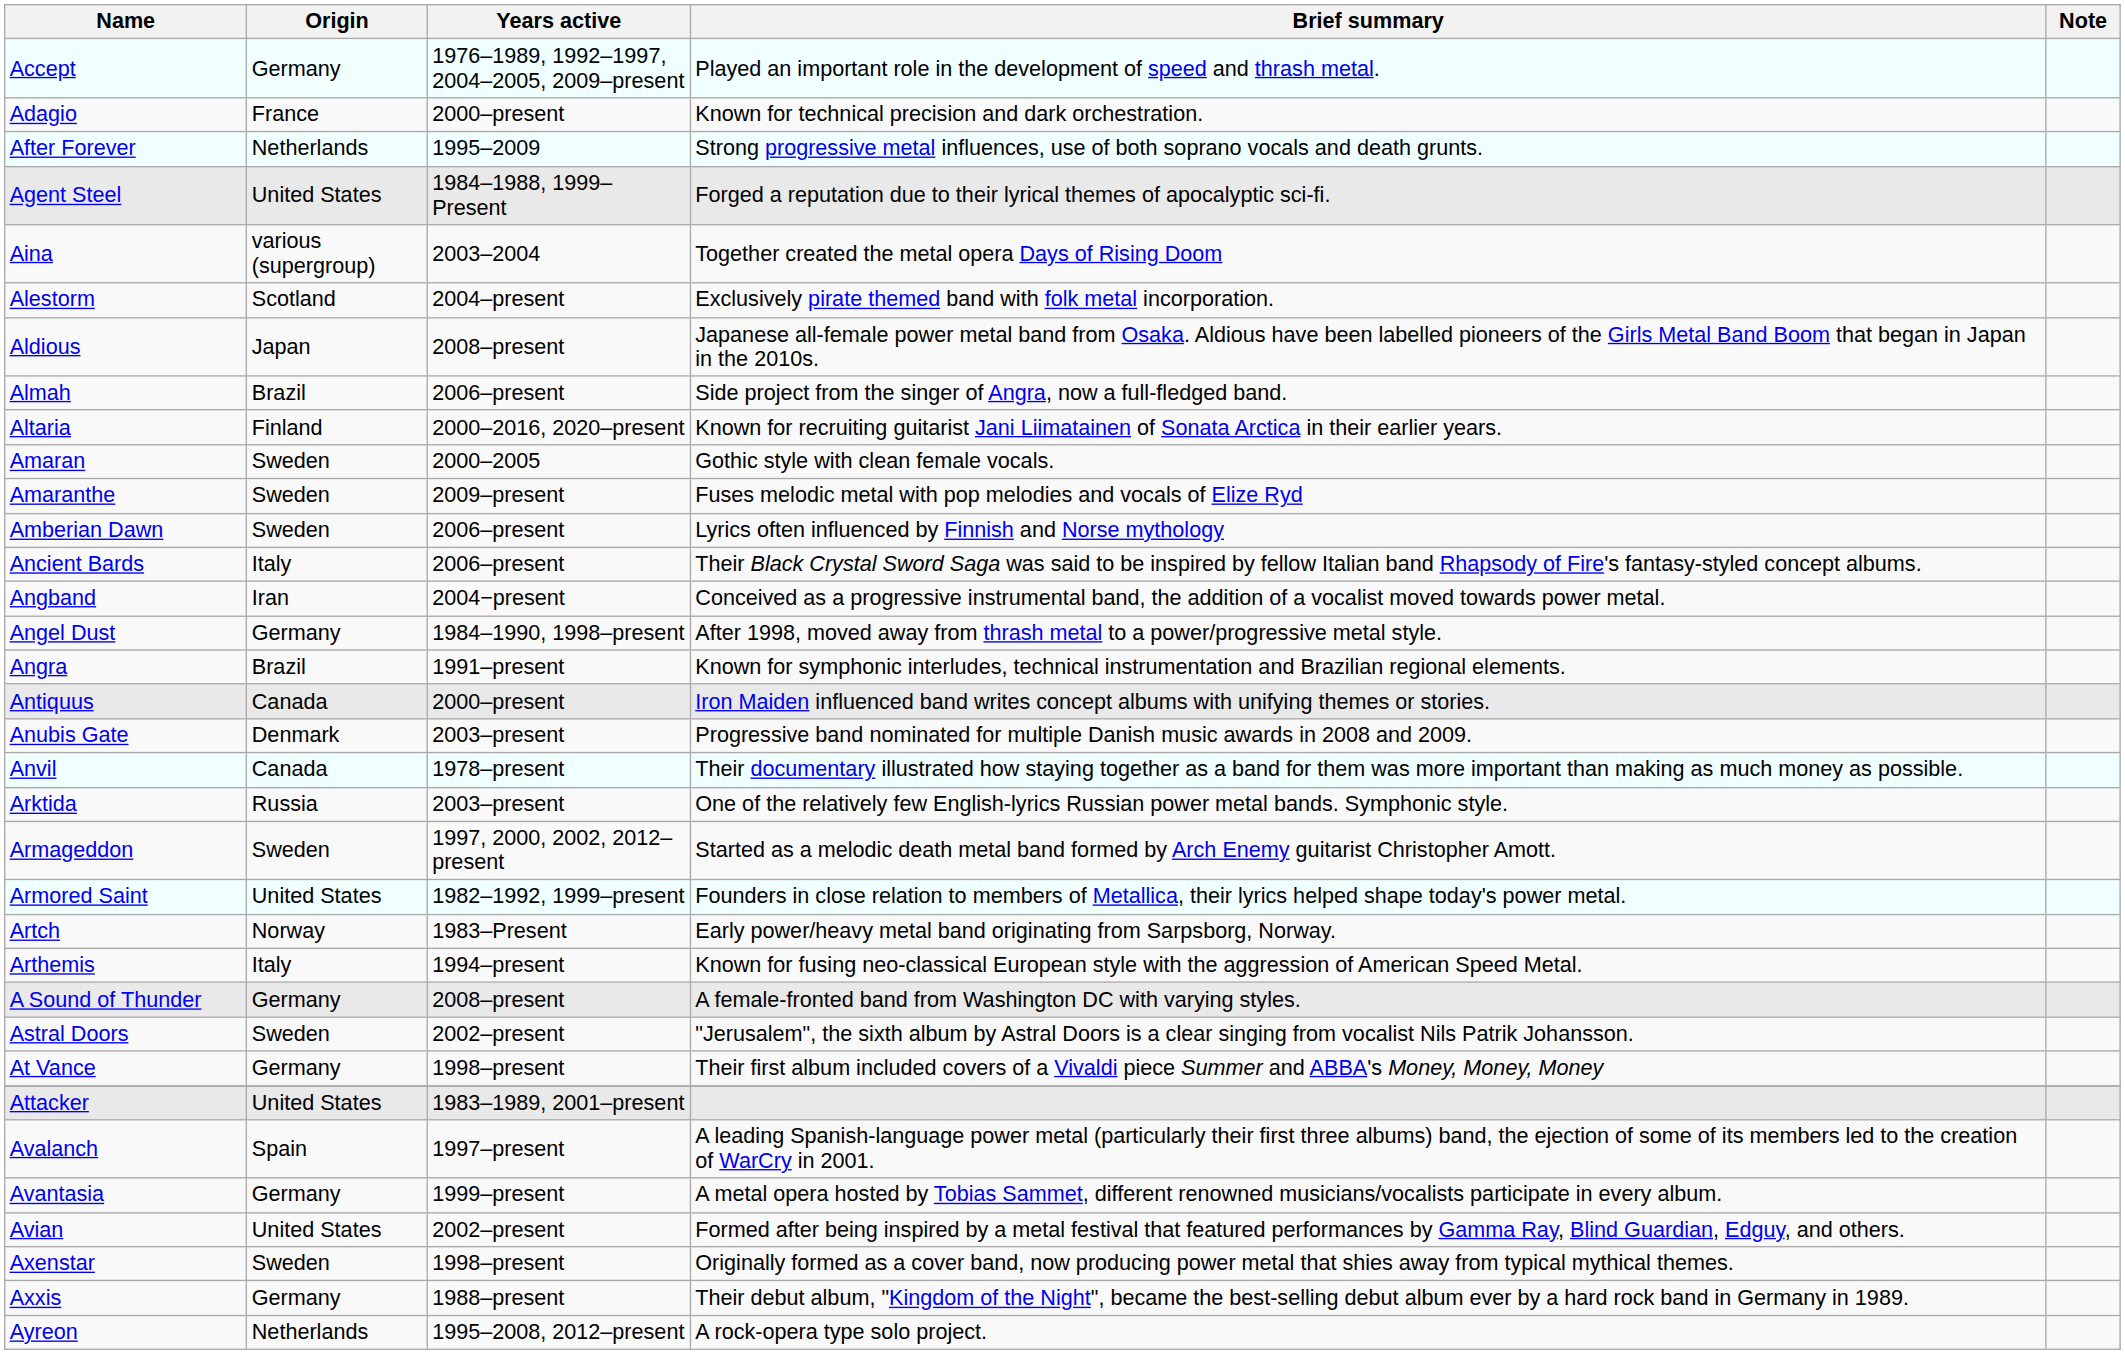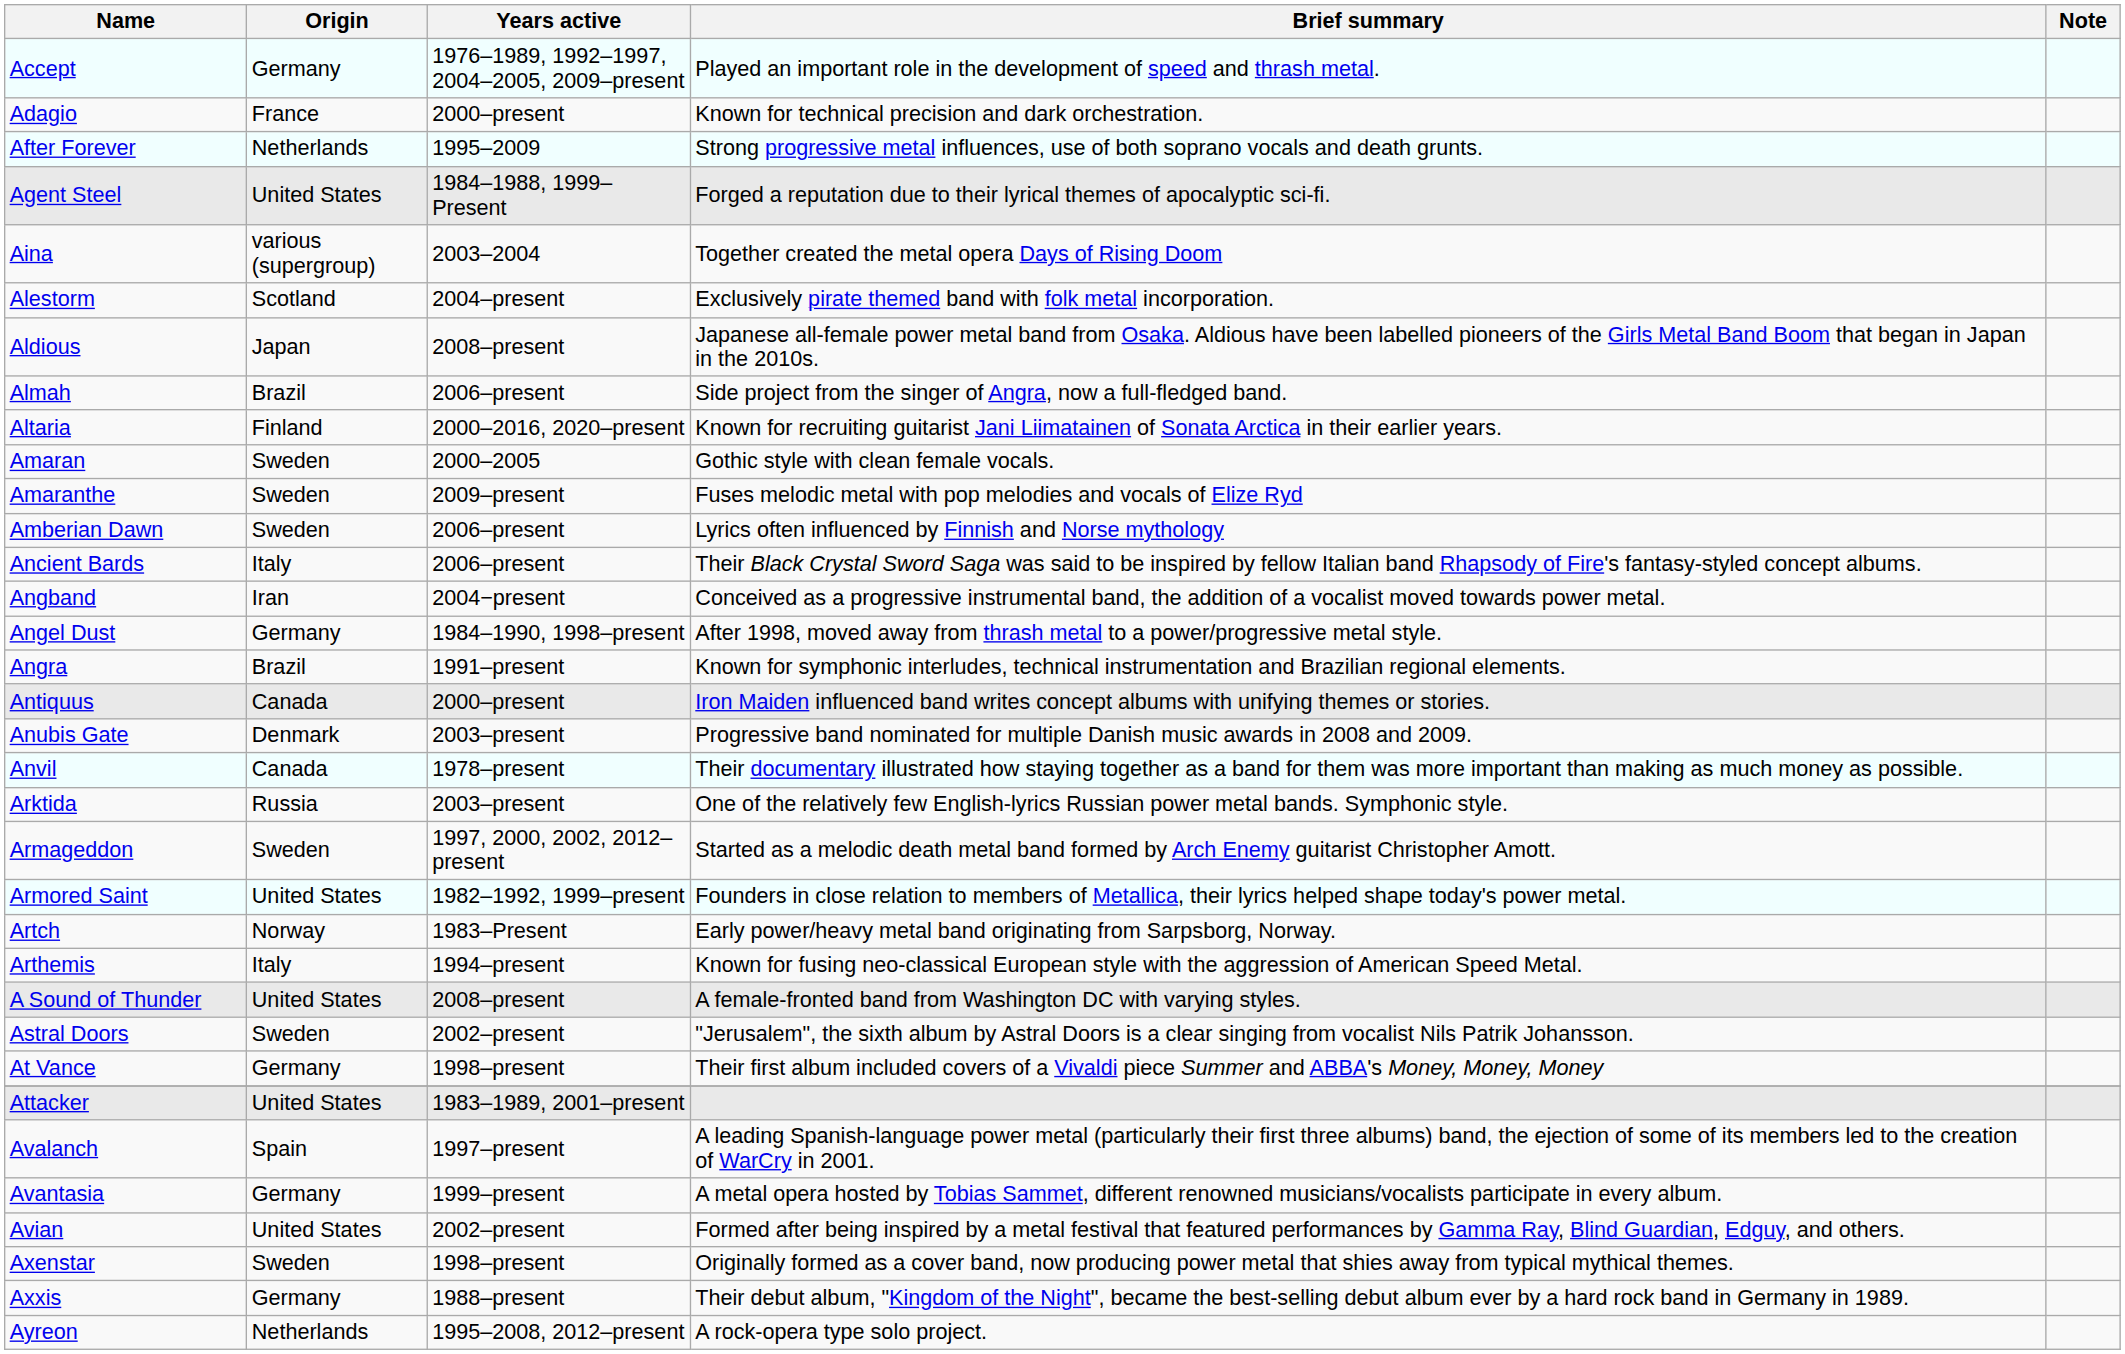(296, 999) Germany -> (317, 999) United States
